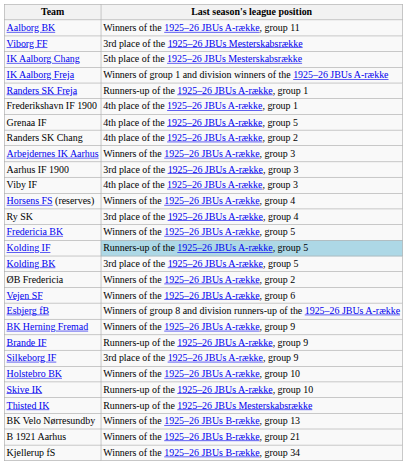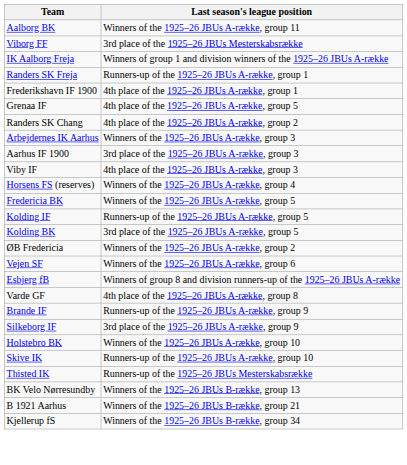- row: (43, 59)
- row: (20, 216)
(206, 248) lightblue background -> (206, 216) no background
+ row: (26, 295)
- row: (47, 327)
